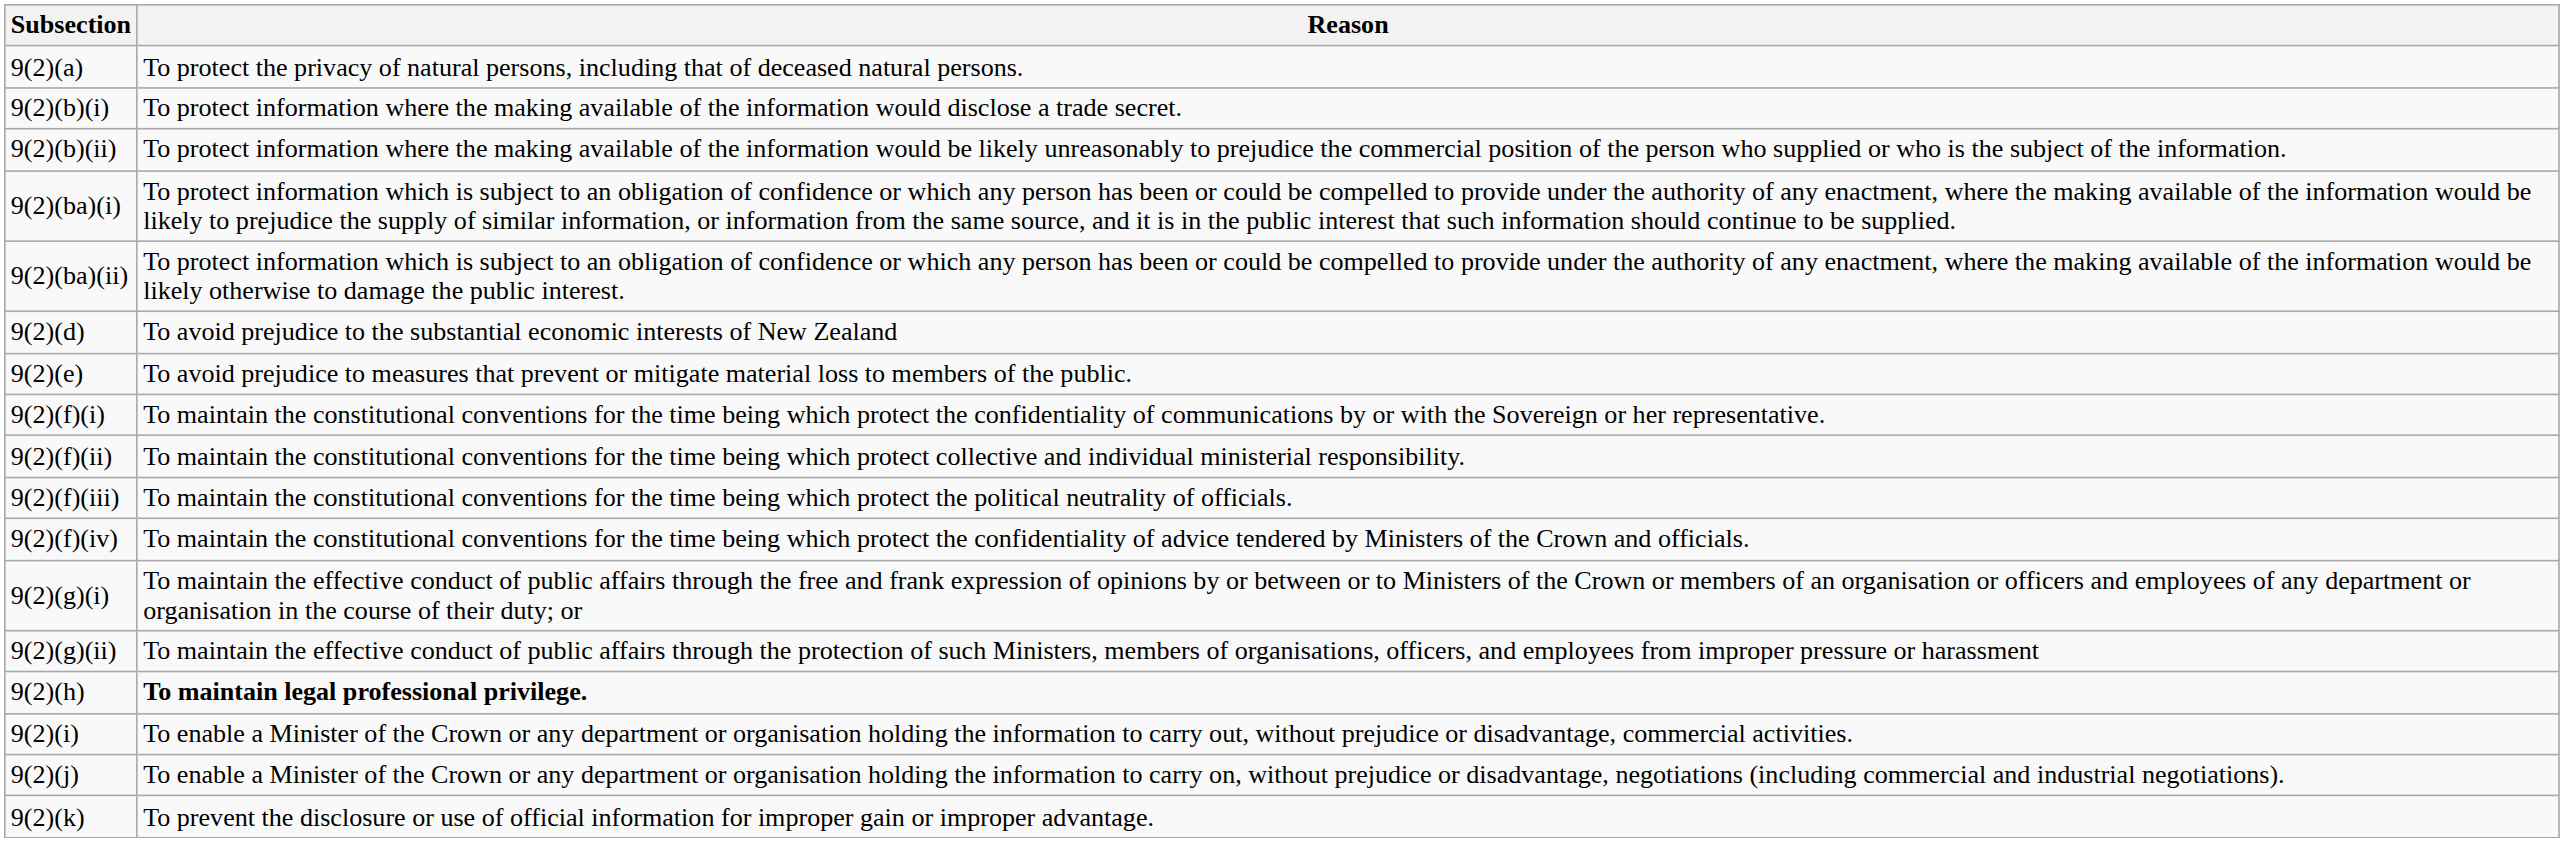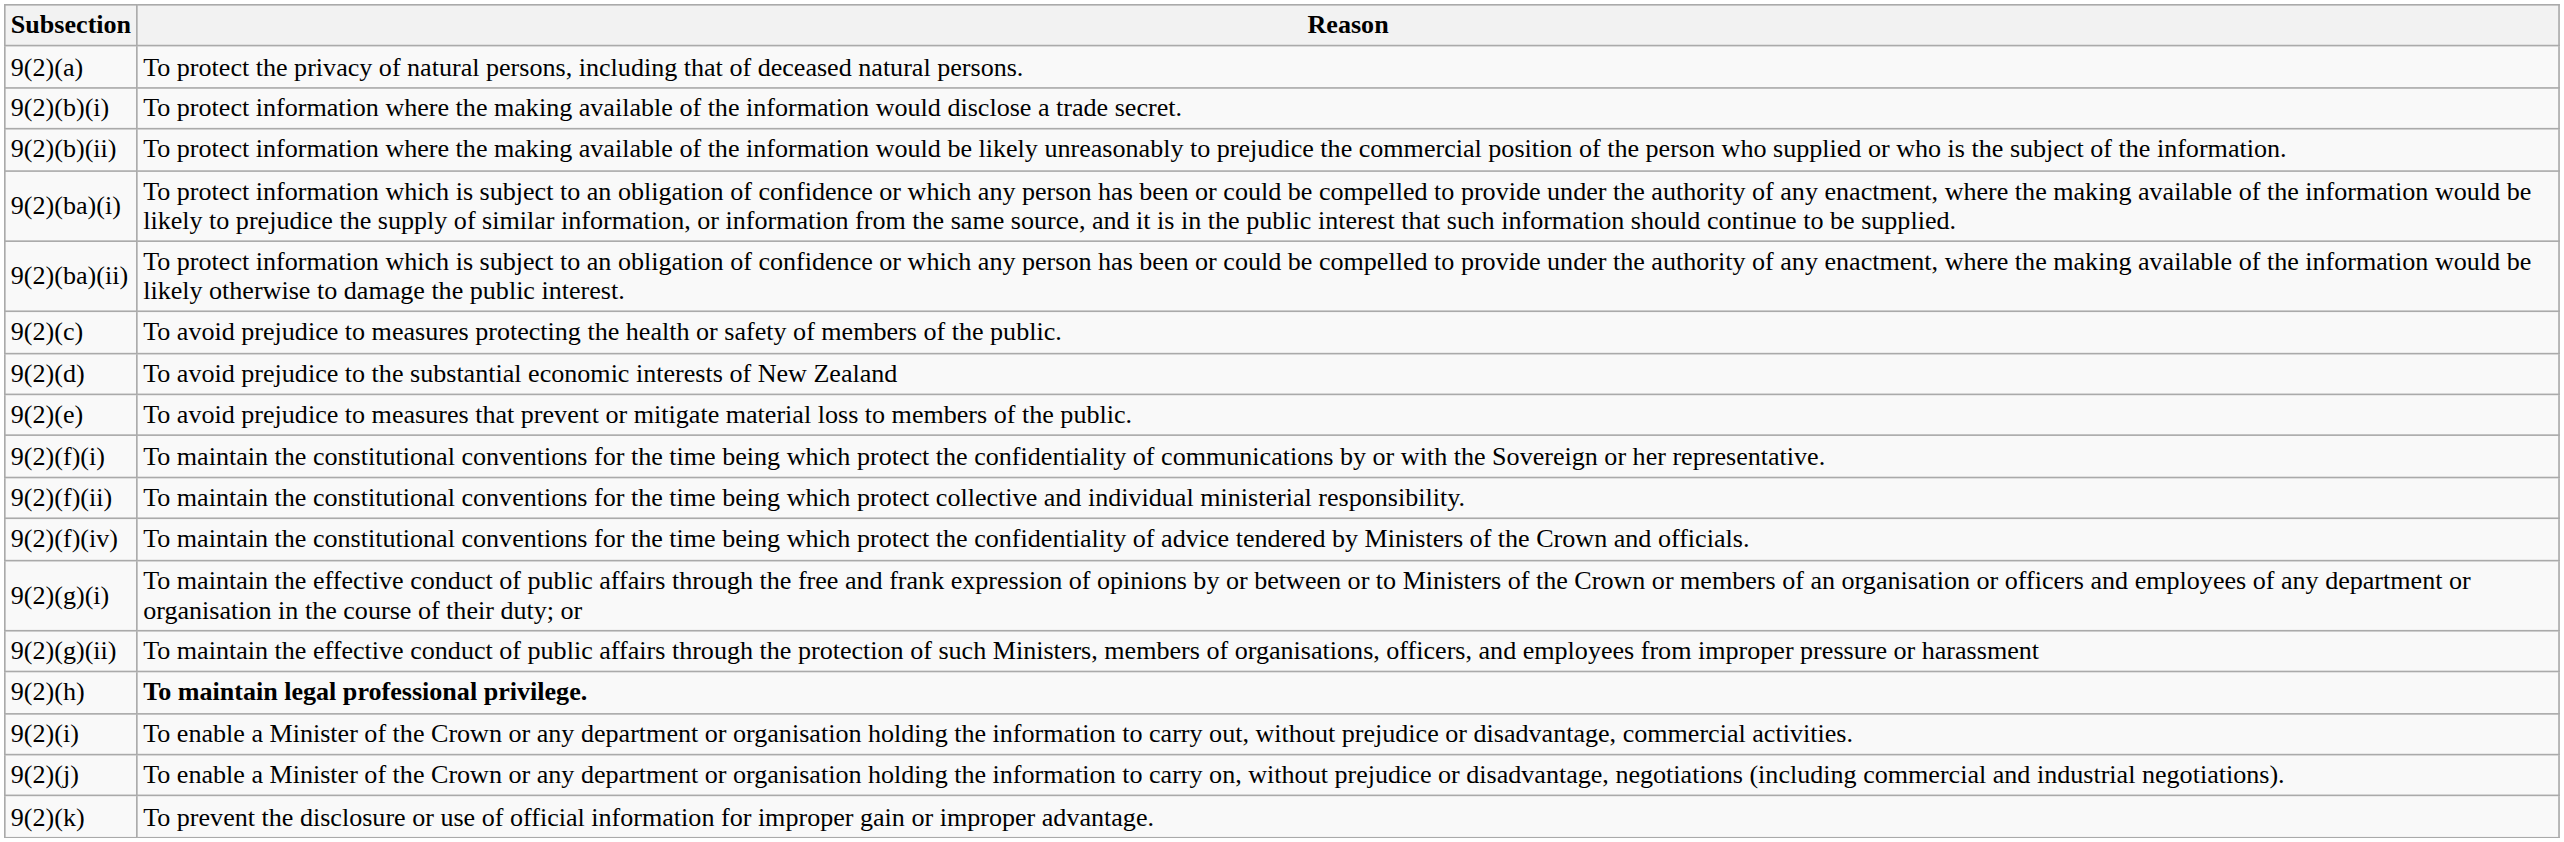+ row: (47, 332)
- row: (65, 497)
